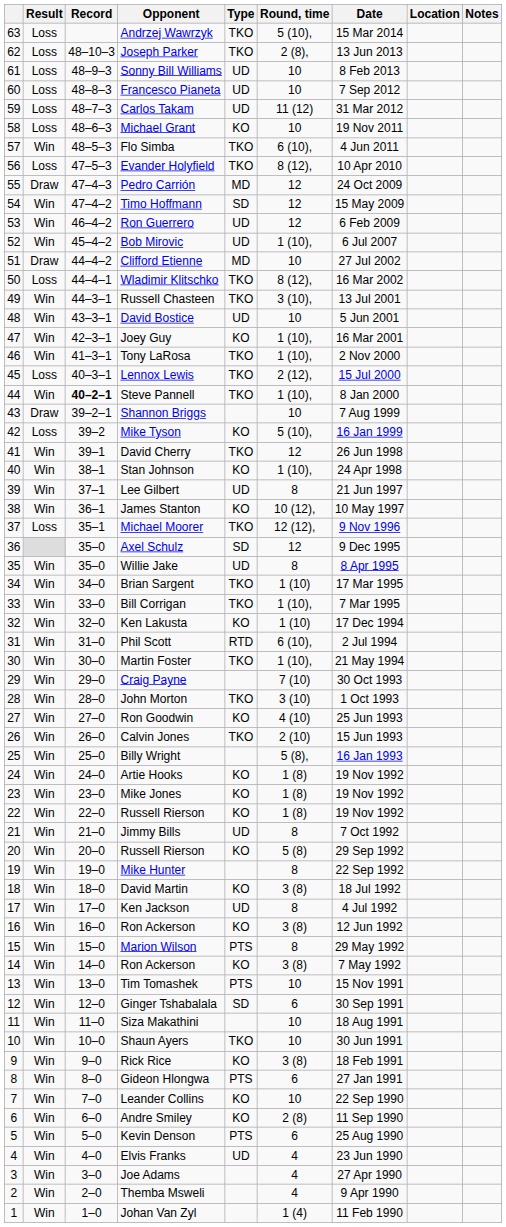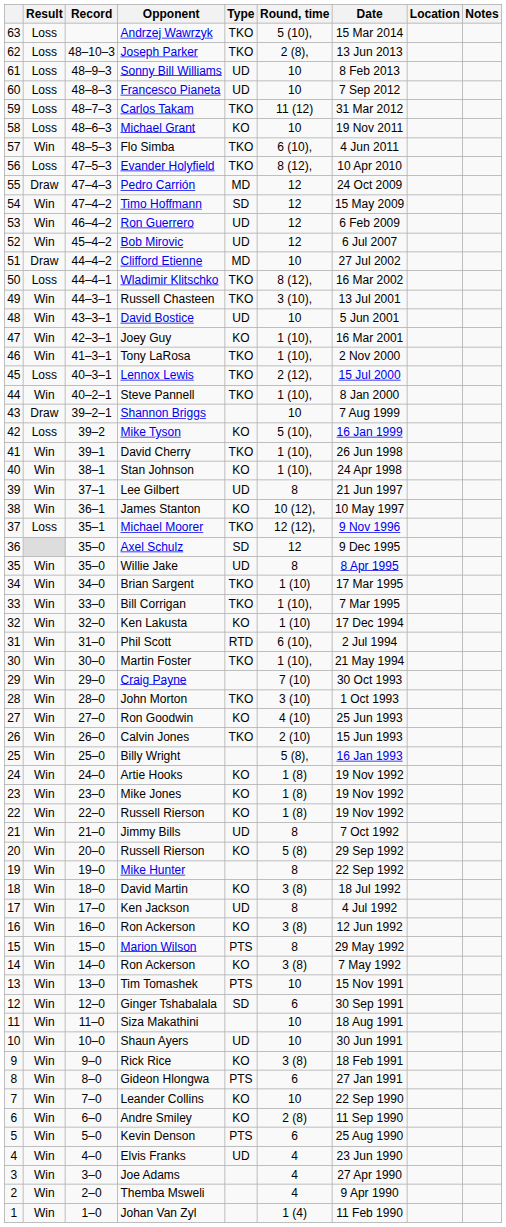(241, 109) UD -> (241, 109) TKO
(295, 242) 1 (10), -> (295, 242) 12
(92, 394) bold -> (92, 394) normal
(295, 451) 12 -> (295, 451) 1 (10),
(241, 1041) TKO -> (241, 1041) UD
